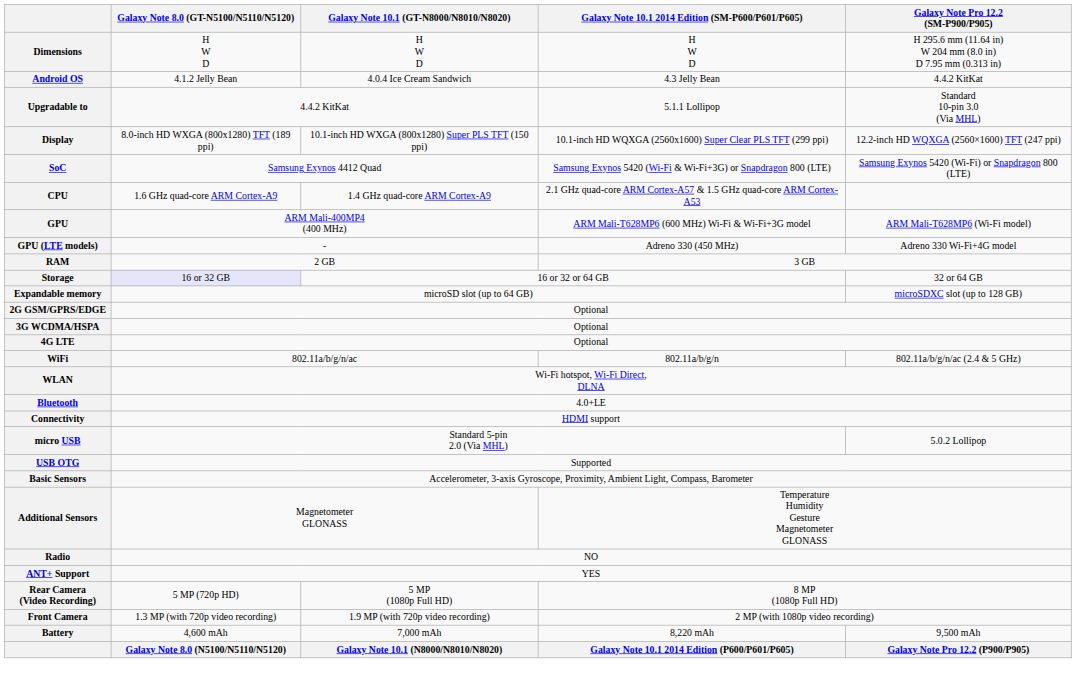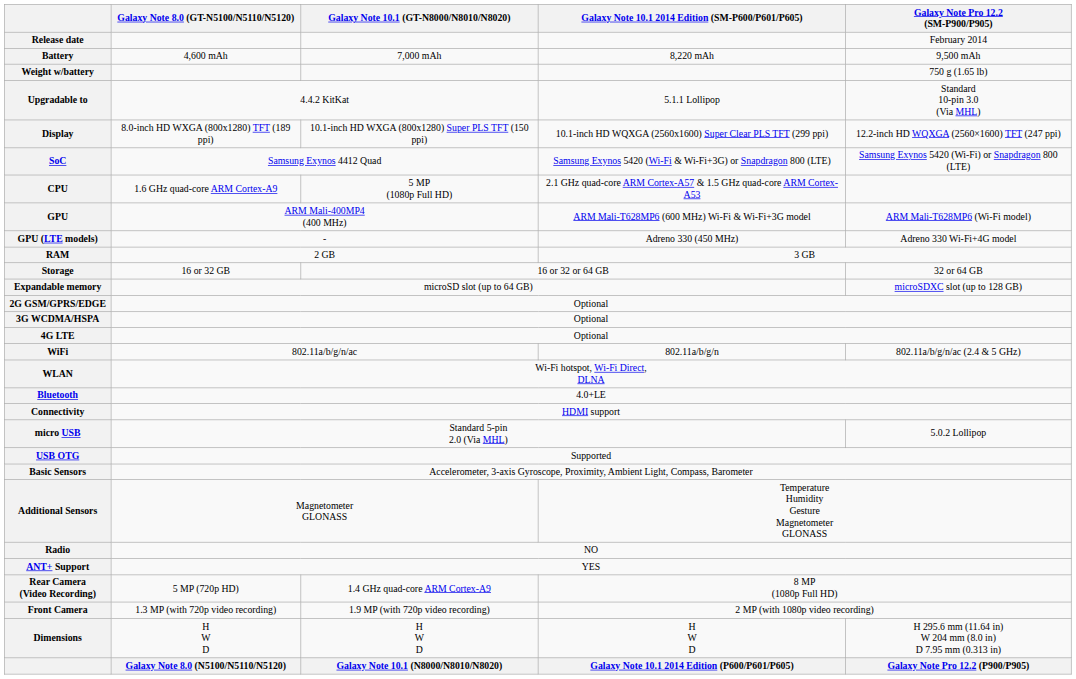+ row: (58, 40)
rows swapped: (58, 52) <-> (58, 633)
+ row: (58, 72)
- row: (58, 79)
(419, 196) 1.4 GHz quad-core ARM Cortex-A9 -> (419, 189) 5 MP (1080p Full HD)
(206, 278) lavender background -> (206, 271) no background
(419, 595) 5 MP (1080p Full HD) -> (419, 588) 1.4 GHz quad-core ARM Cortex-A9
